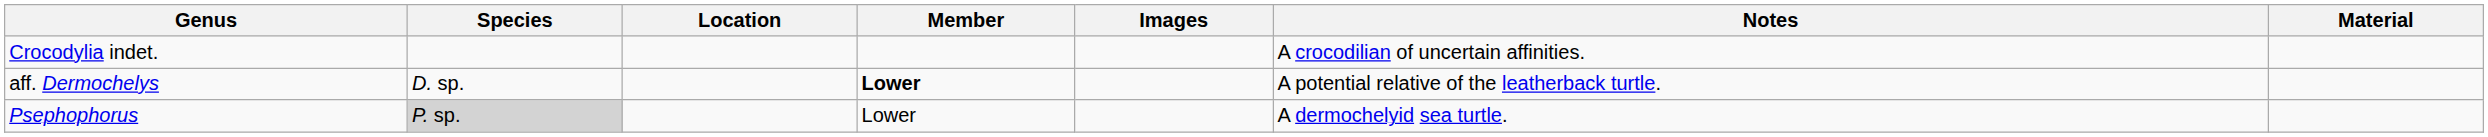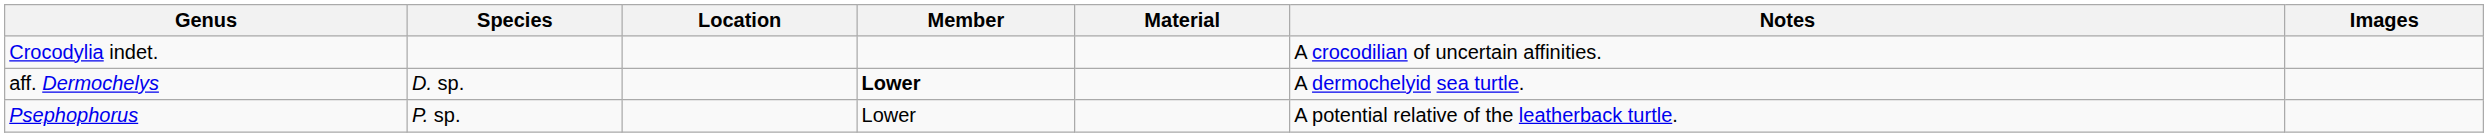columns swapped: (2376, 20) <-> (1174, 20)
(1469, 83) A potential relative of the leatherback turtle. -> (1409, 83) A dermochelyid sea turtle.
(436, 115) lightgrey background -> (436, 115) no background
(1392, 115) A dermochelyid sea turtle. -> (1486, 115) A potential relative of the leatherback turtle.
